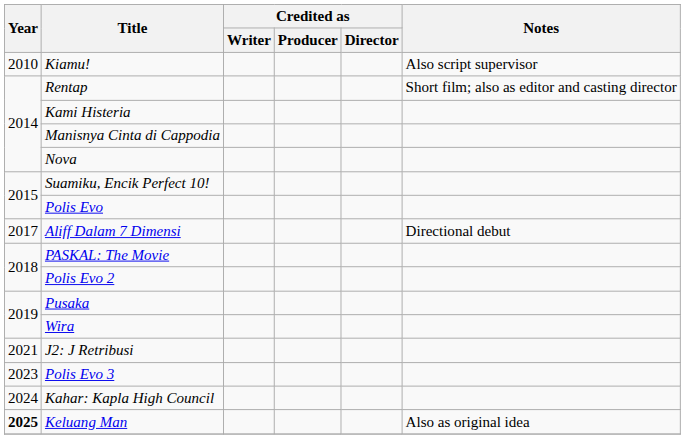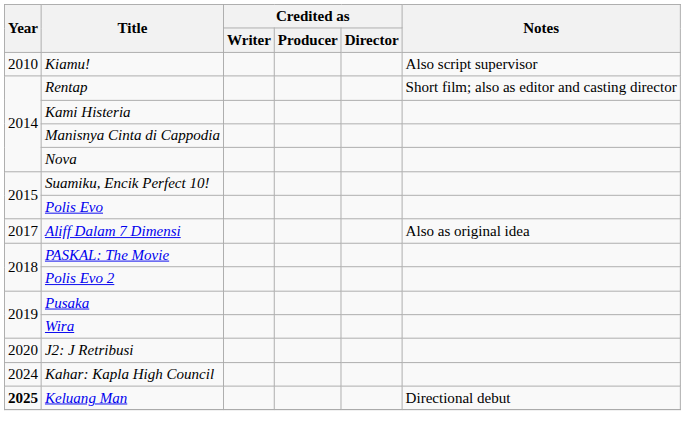(458, 231) Directional debut -> (468, 231) Also as original idea
(23, 350) 2021 -> (23, 350) 2020
- row: (80, 374)
(468, 421) Also as original idea -> (458, 398) Directional debut
